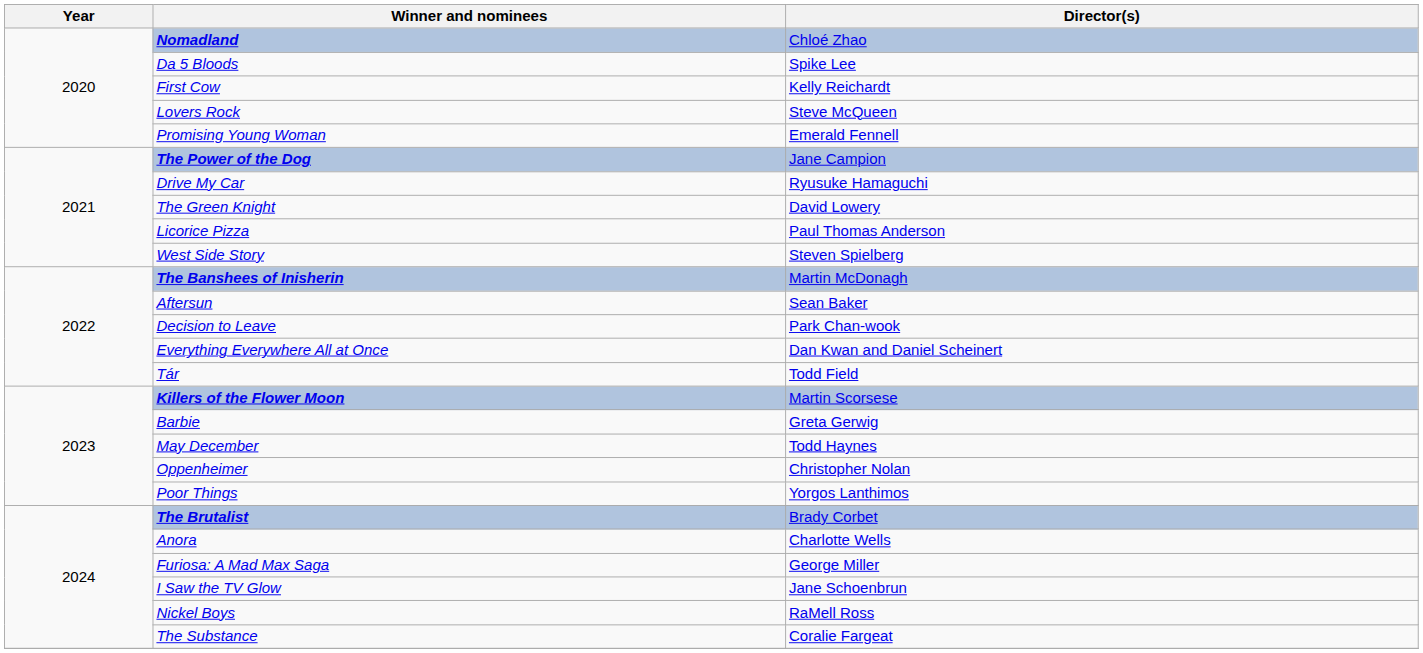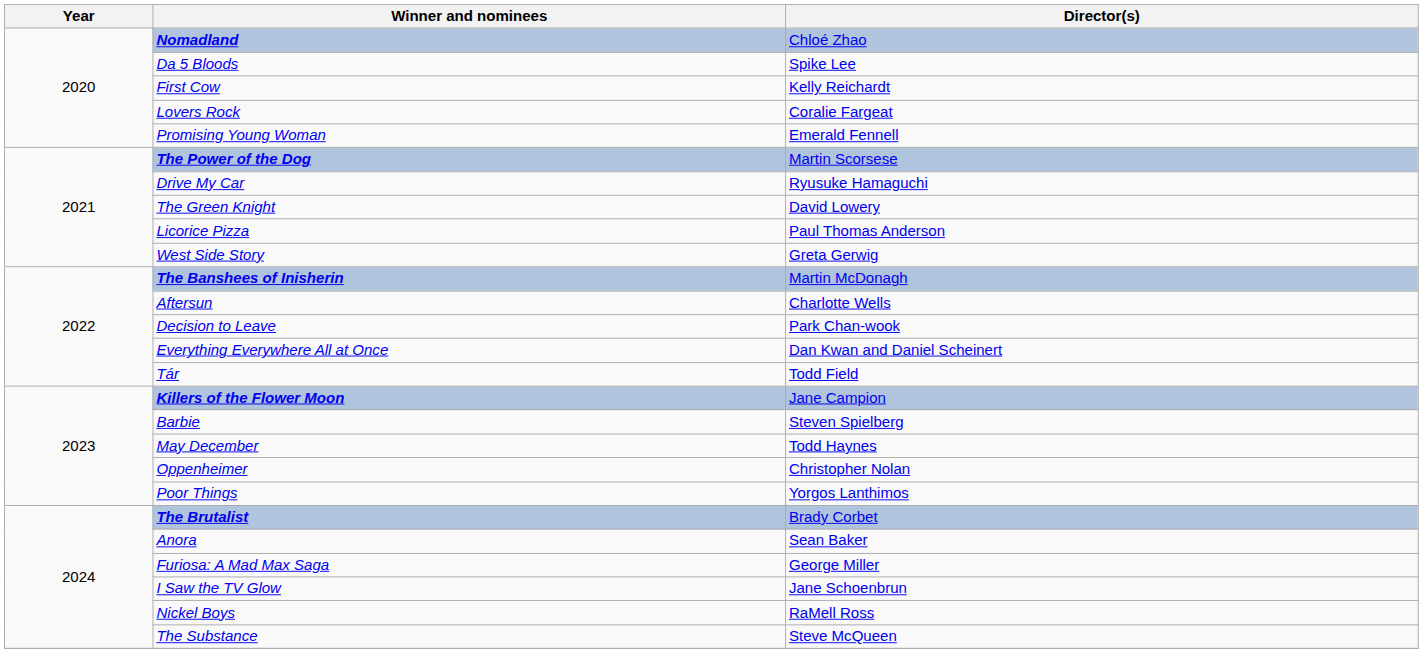(843, 111) Steve McQueen -> (841, 111) Coralie Fargeat
(837, 159) Jane Campion -> (843, 159) Martin Scorsese
(846, 254) Steven Spielberg -> (834, 254) Greta Gerwig
(828, 302) Sean Baker -> (840, 302) Charlotte Wells
(843, 398) Martin Scorsese -> (837, 398) Jane Campion
(834, 421) Greta Gerwig -> (846, 421) Steven Spielberg
(840, 541) Charlotte Wells -> (828, 541) Sean Baker
(841, 636) Coralie Fargeat -> (843, 636) Steve McQueen
